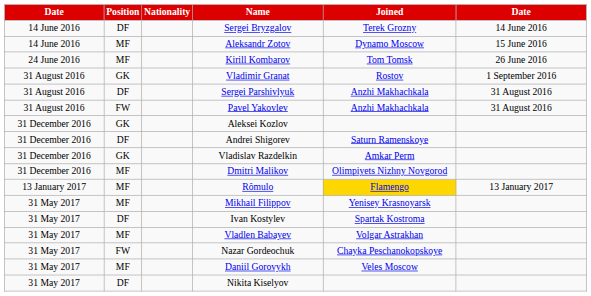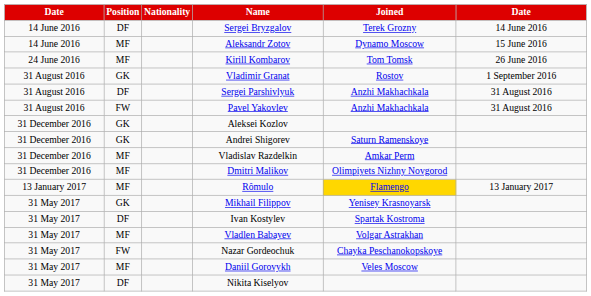(123, 140) DF -> (123, 140) GK
(123, 156) GK -> (123, 156) MF
(123, 203) MF -> (123, 203) GK
